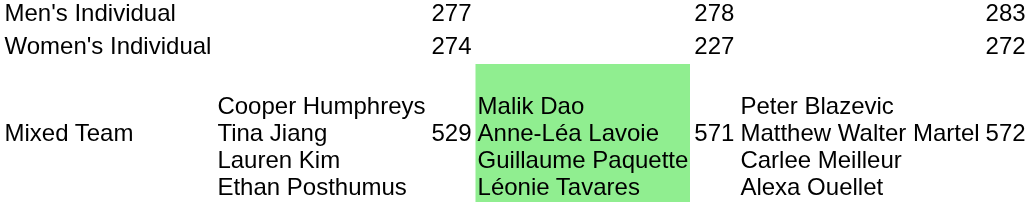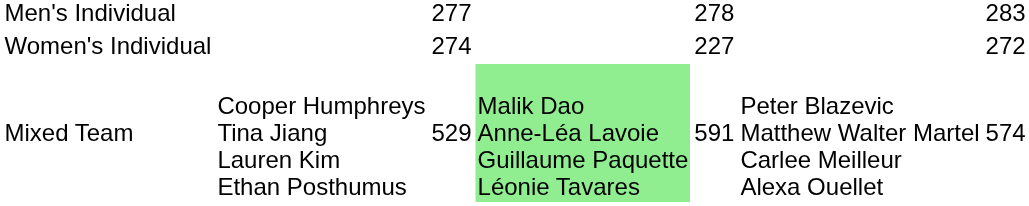(714, 132) 571 -> (714, 132) 591
(1006, 132) 572 -> (1006, 132) 574
